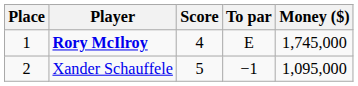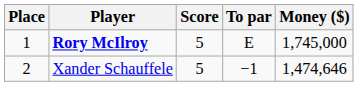(199, 42) 4 -> (199, 42) 5
(314, 68) 1,095,000 -> (314, 68) 1,474,646
